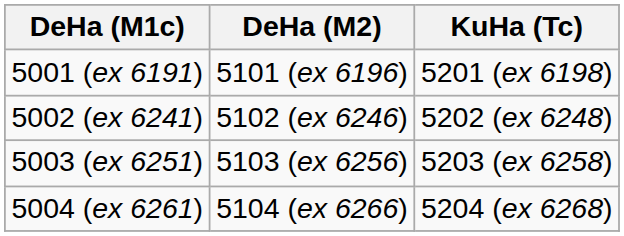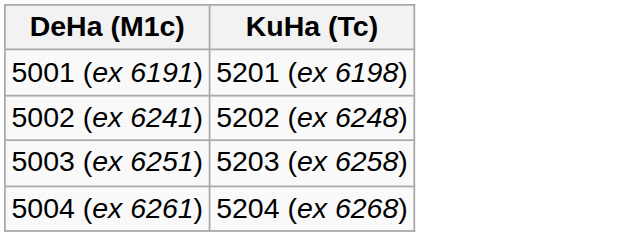- column: (312, 27)
